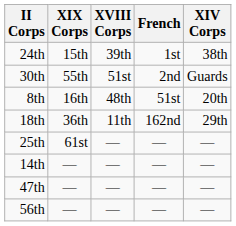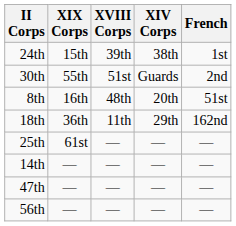columns swapped: (207, 23) <-> (159, 23)
